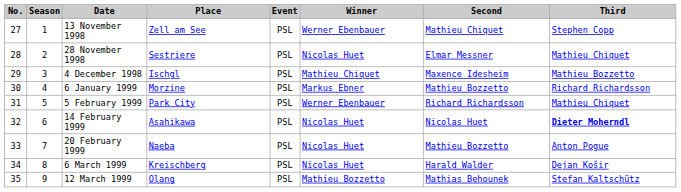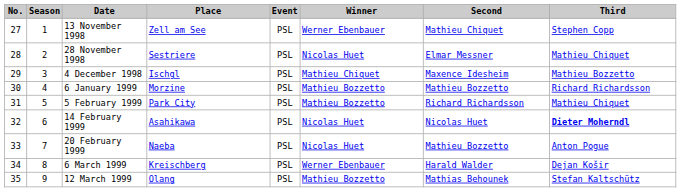(333, 89) Markus Ebner -> (343, 89) Mathieu Bozzetto
(343, 103) Werner Ebenbauer -> (343, 103) Mathieu Bozzetto
(333, 165) Nicolas Huet -> (343, 165) Werner Ebenbauer
